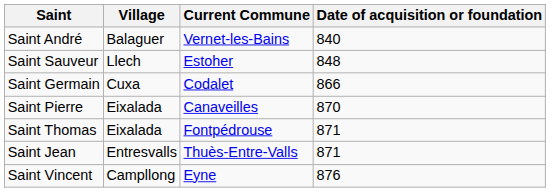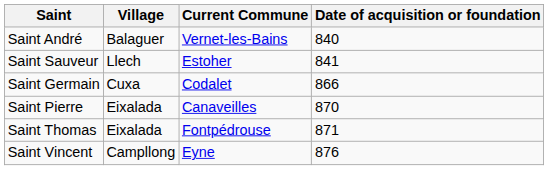(329, 61) 848 -> (327, 61) 841
- row: (42, 152)
